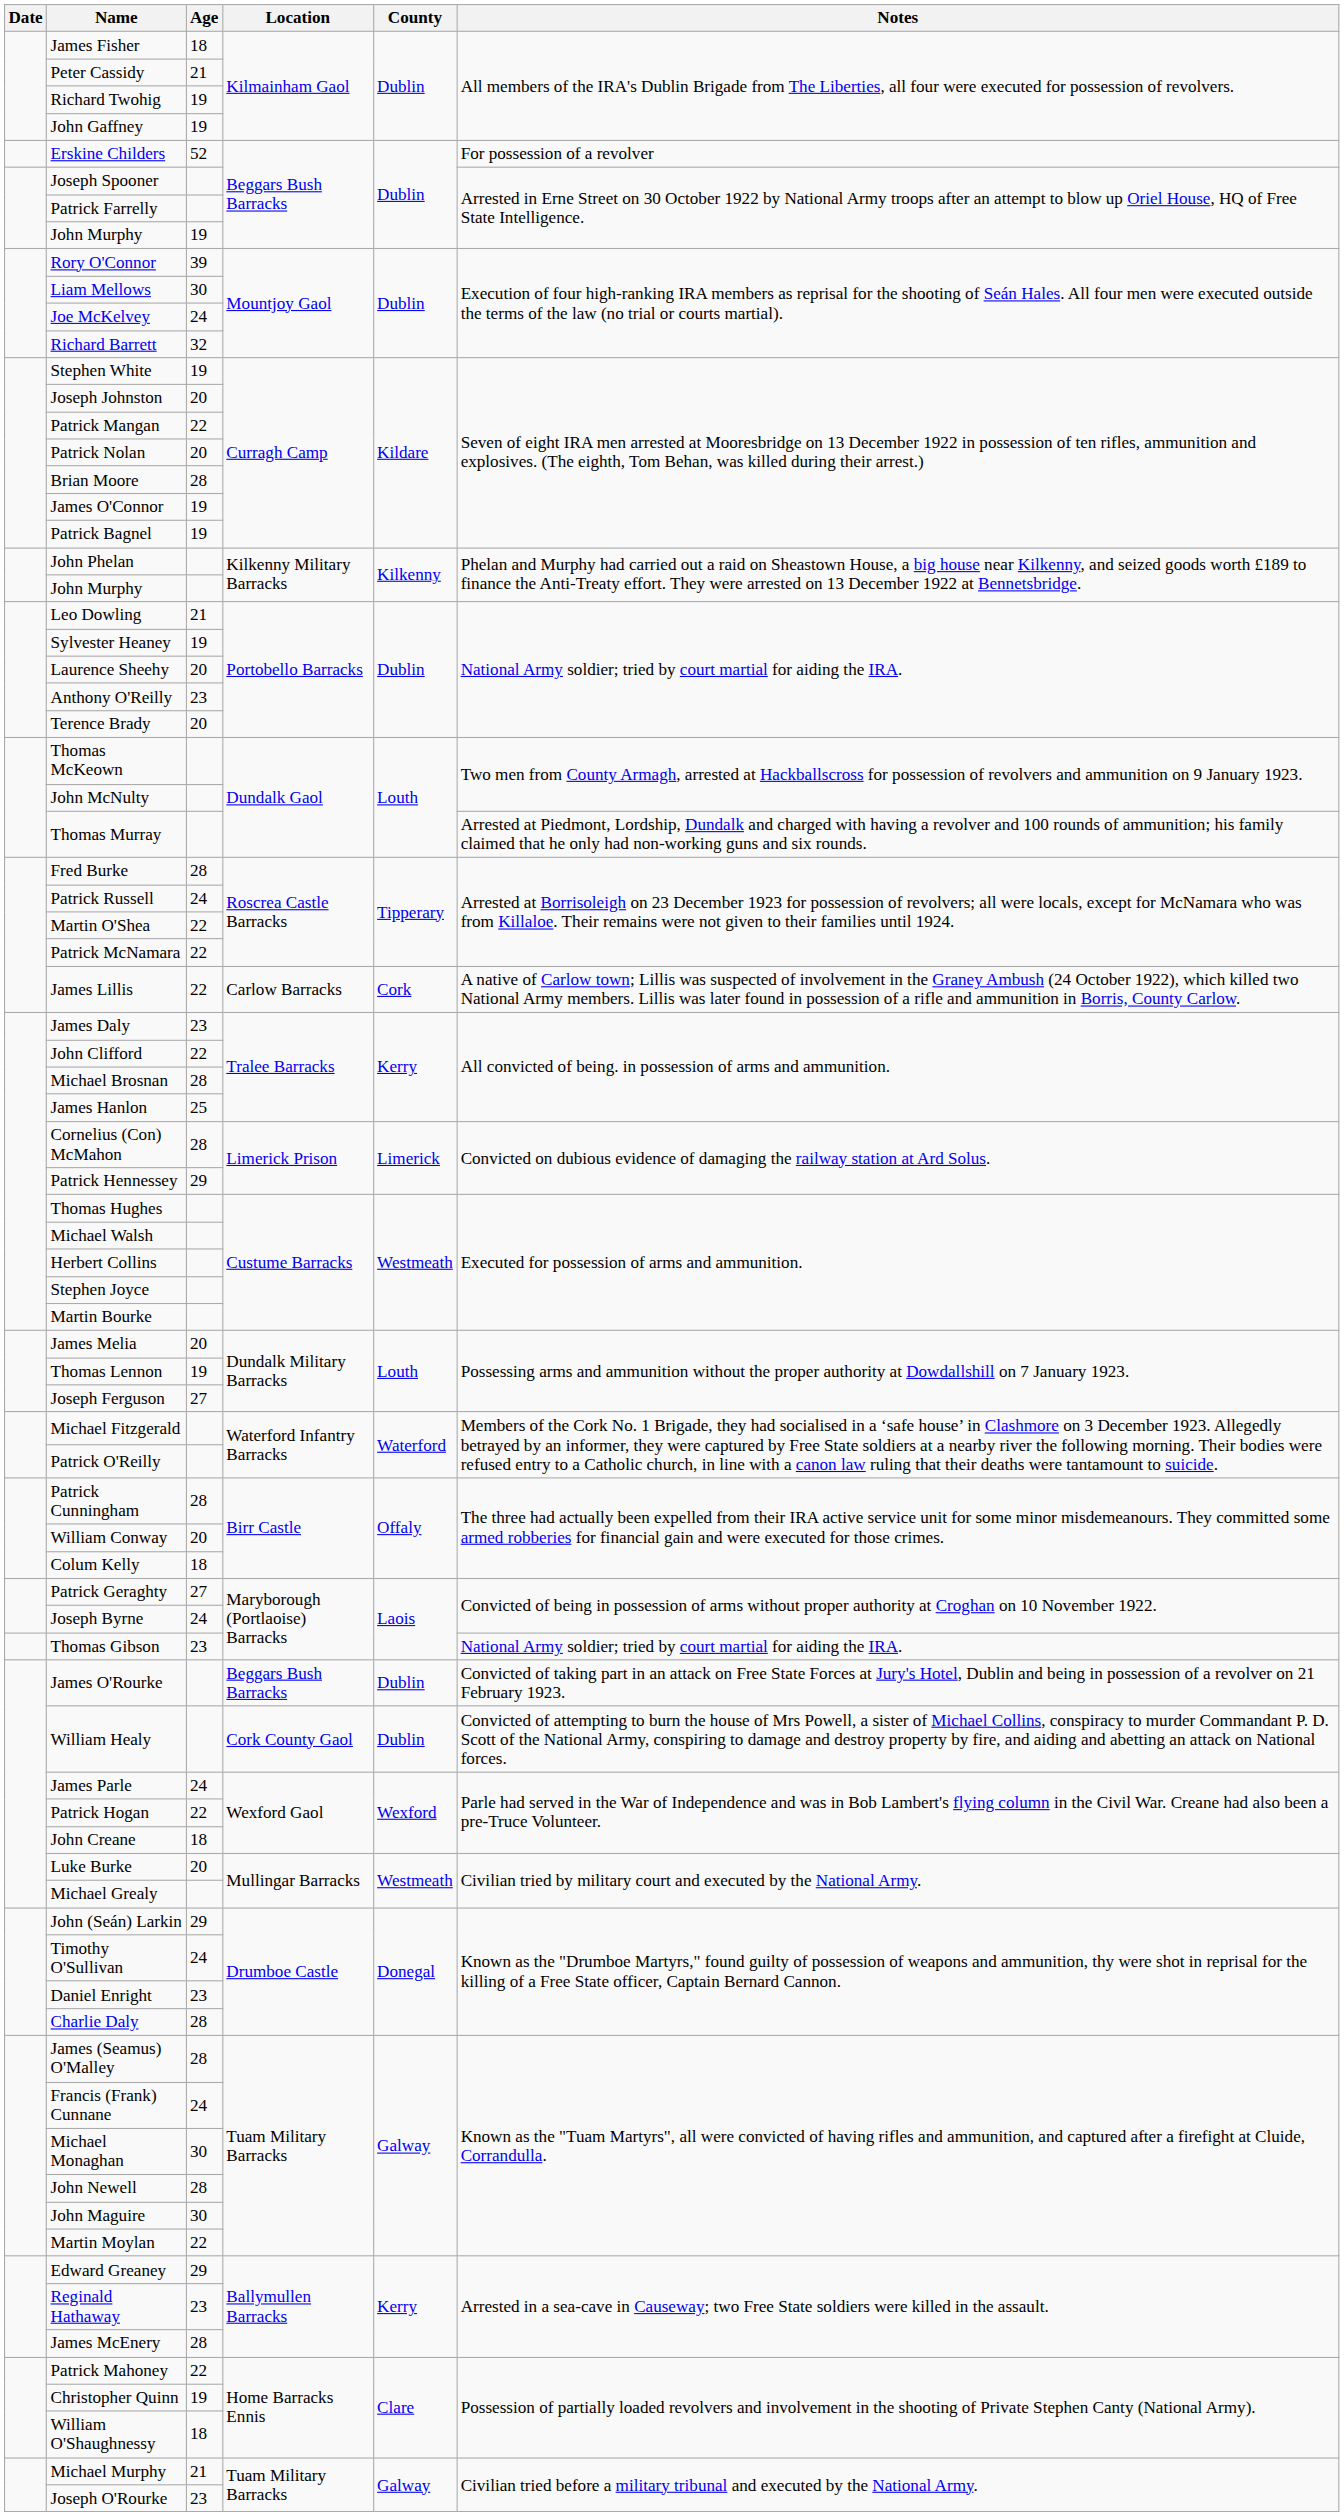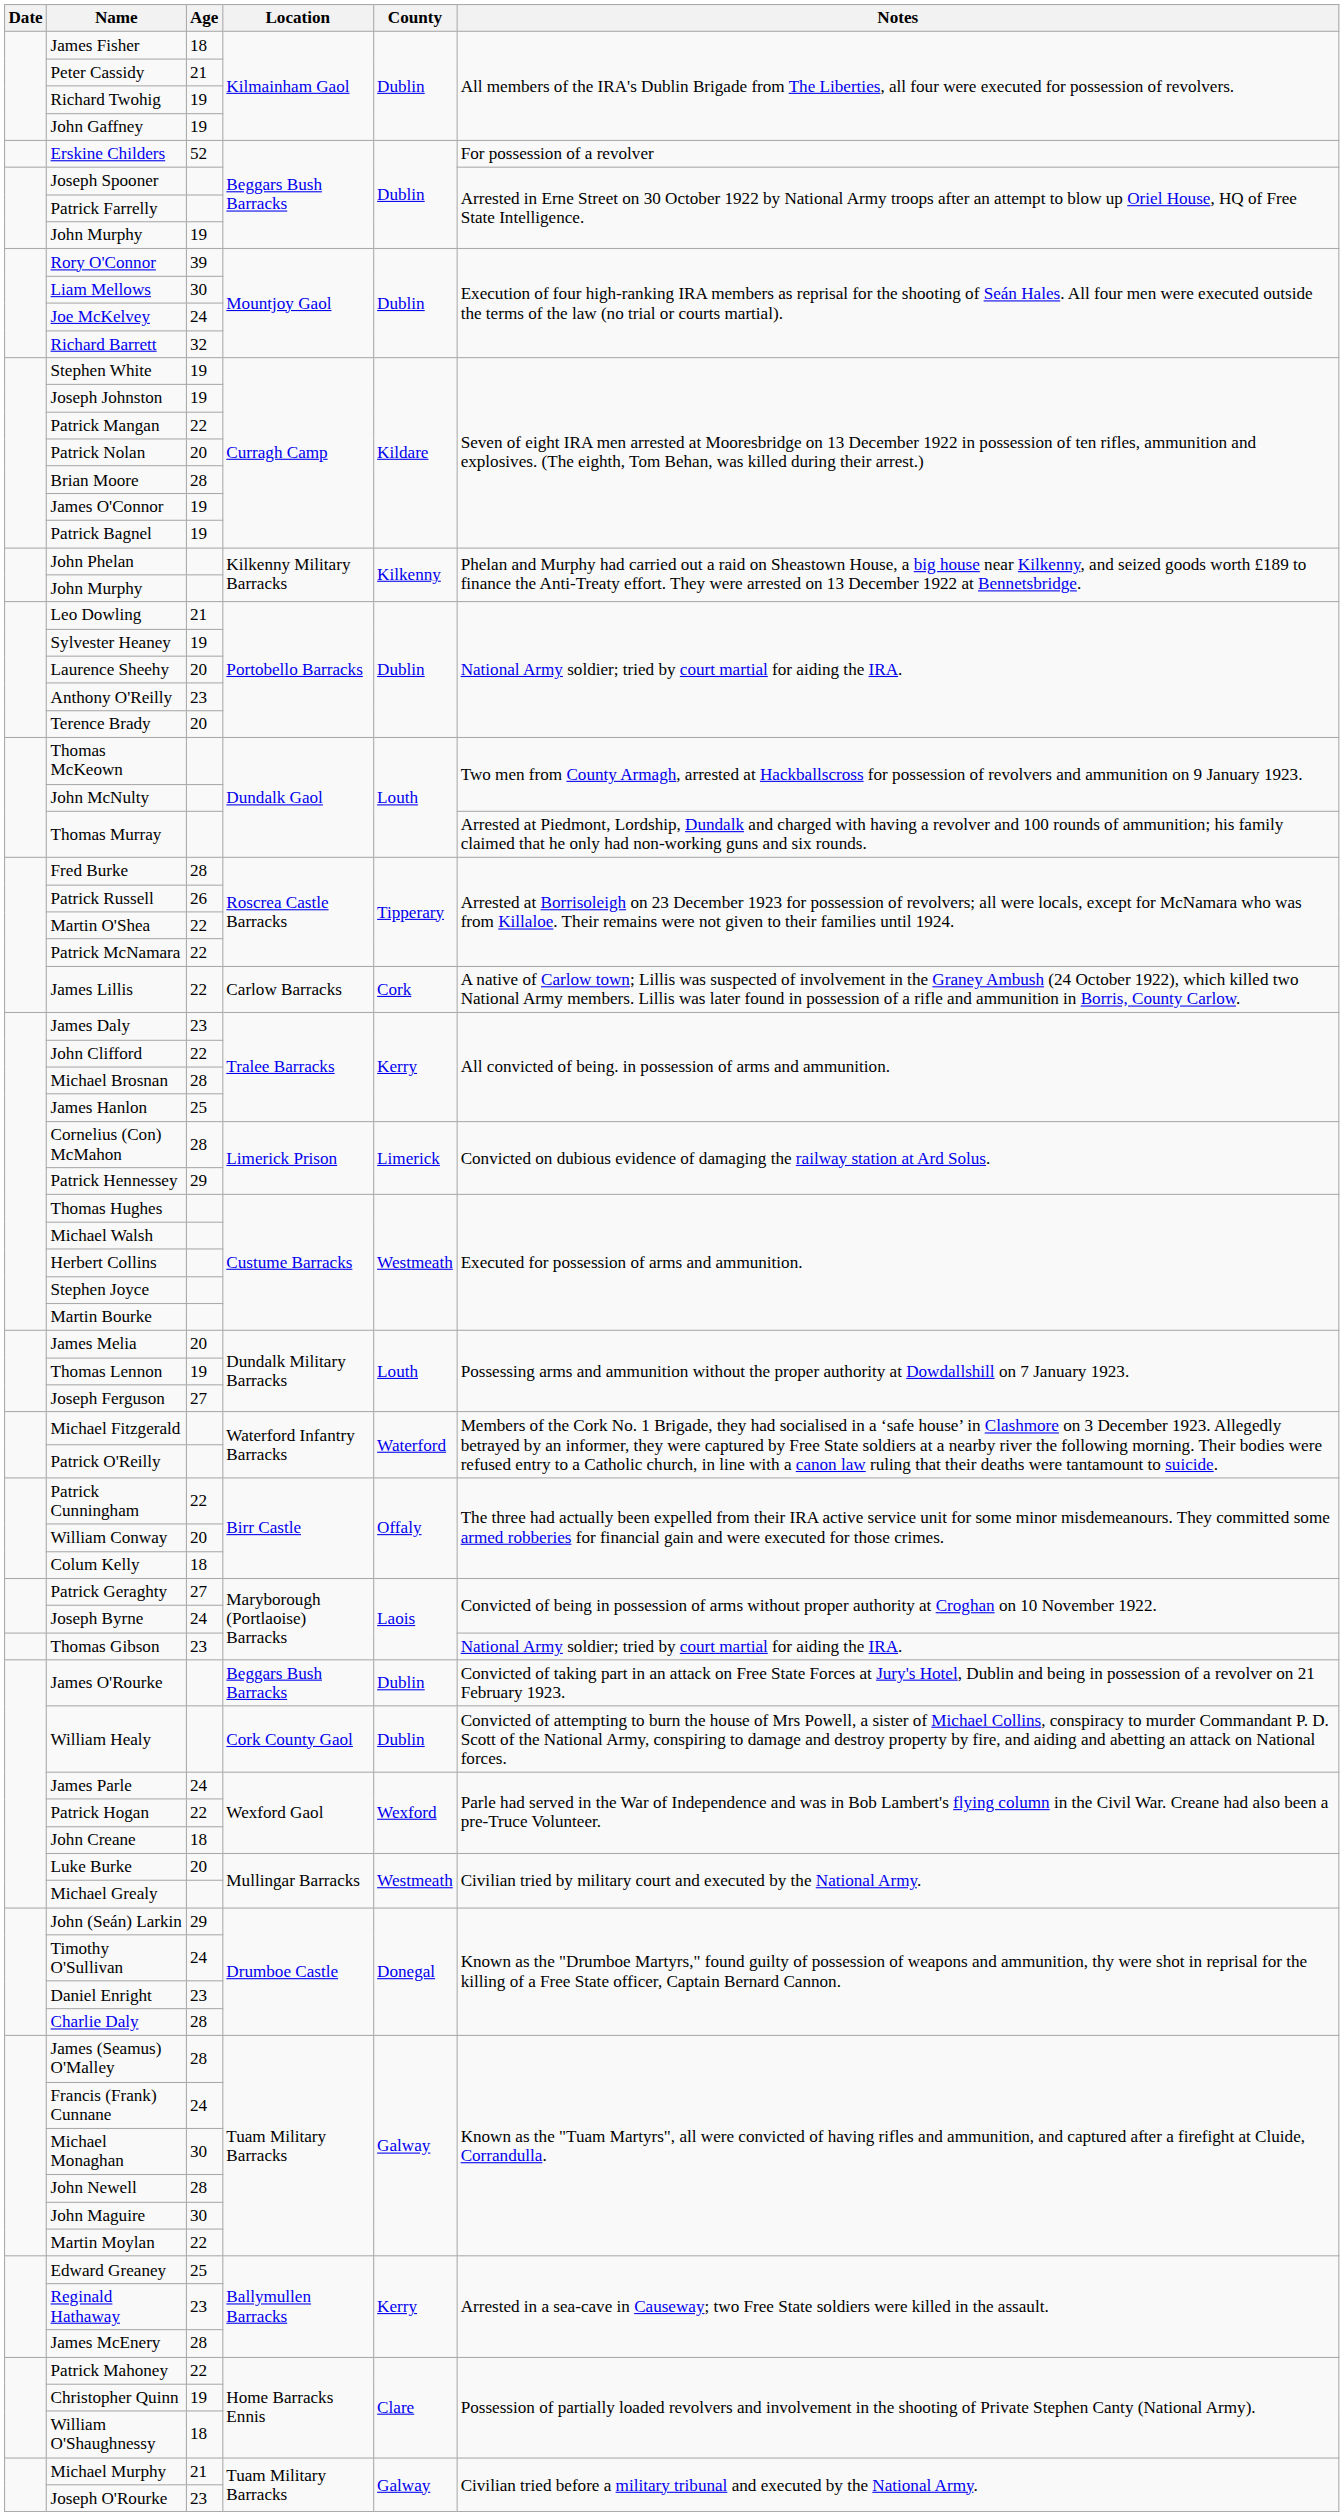(199, 398) 20 -> (199, 398) 19
(199, 898) 24 -> (199, 898) 26
(199, 1500) 28 -> (199, 1500) 22
(199, 2269) 29 -> (199, 2269) 25
